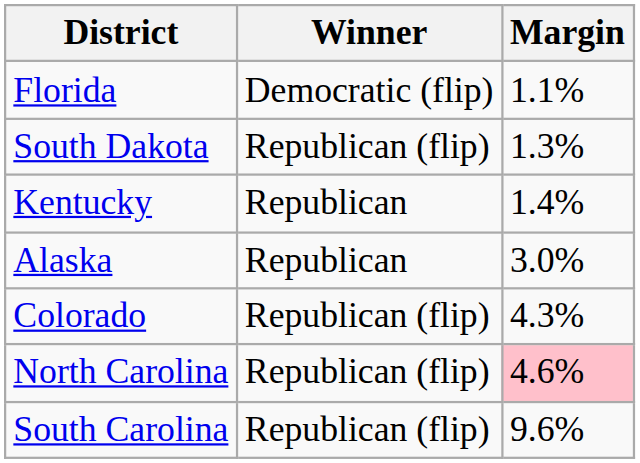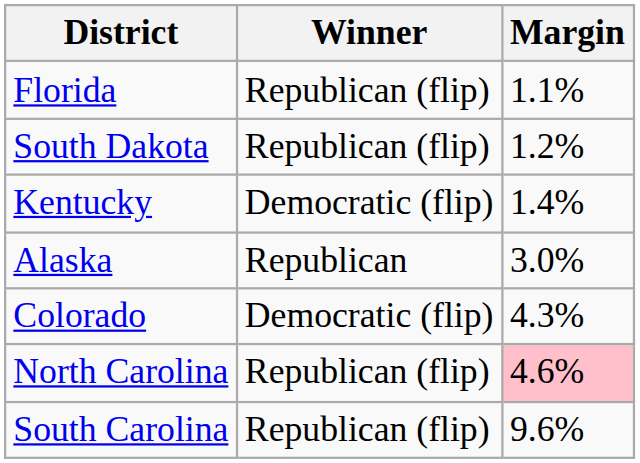(369, 89) Democratic (flip) -> (367, 89) Republican (flip)
(547, 145) 1.3% -> (547, 145) 1.2%
(326, 202) Republican -> (369, 202) Democratic (flip)
(367, 315) Republican (flip) -> (369, 315) Democratic (flip)
